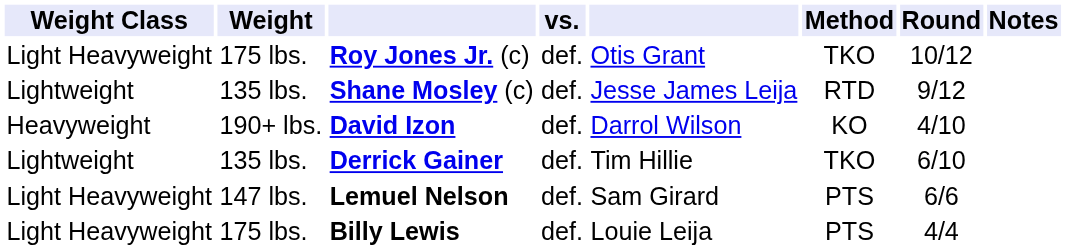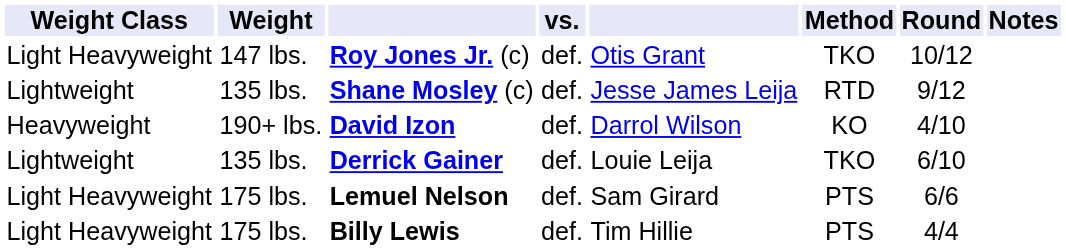(264, 56) 175 lbs. -> (264, 56) 147 lbs.
(642, 161) Tim Hillie -> (651, 161) Louie Leija
(264, 196) 147 lbs. -> (264, 196) 175 lbs.
(651, 231) Louie Leija -> (642, 231) Tim Hillie
